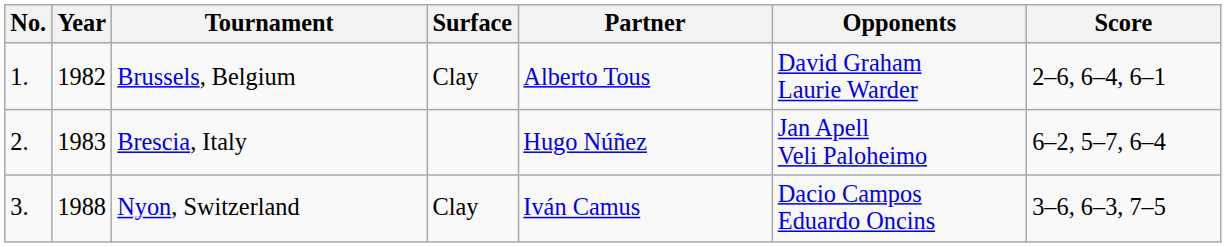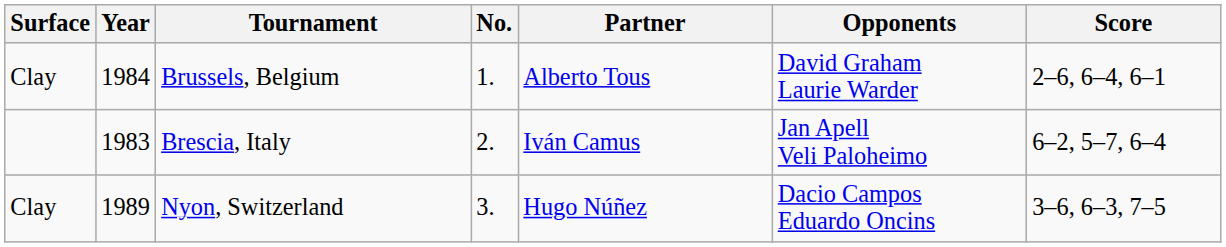columns swapped: (28, 23) <-> (472, 23)
(82, 76) 1982 -> (126, 76) 1984
(585, 141) Hugo Núñez -> (582, 141) Iván Camus
(82, 207) 1988 -> (126, 207) 1989
(582, 207) Iván Camus -> (585, 207) Hugo Núñez
